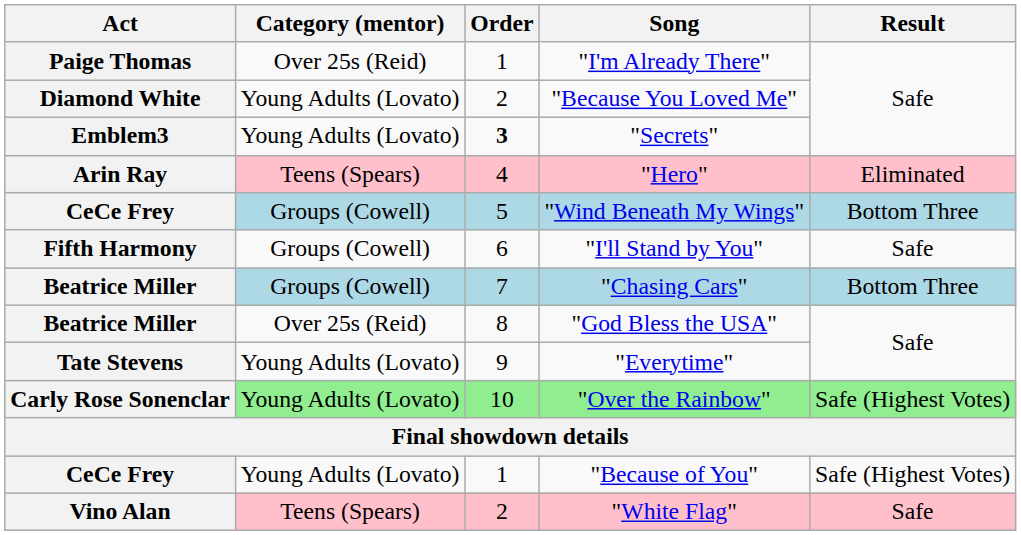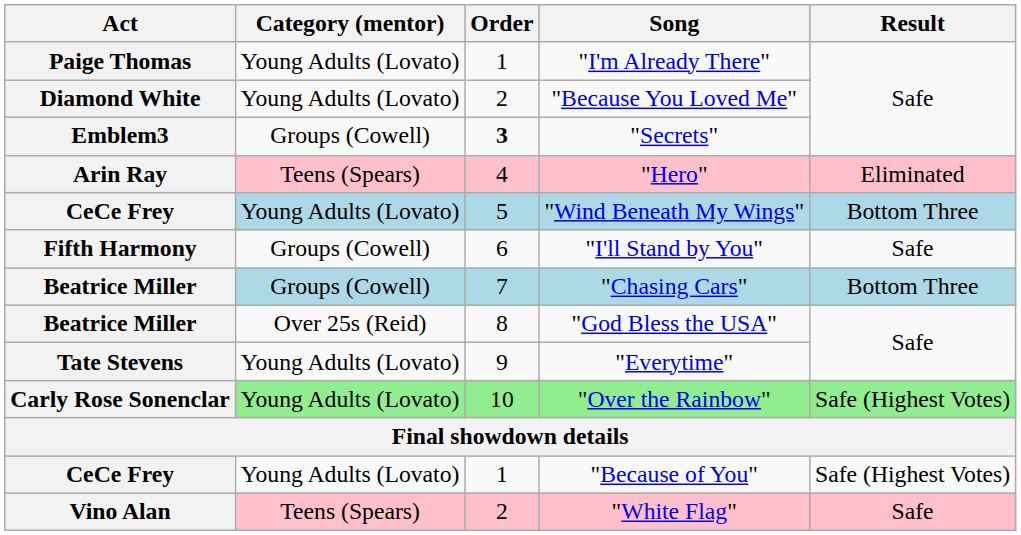(350, 60) Over 25s (Reid) -> (350, 60) Young Adults (Lovato)
(350, 135) Young Adults (Lovato) -> (350, 135) Groups (Cowell)
(350, 211) Groups (Cowell) -> (350, 211) Young Adults (Lovato)
